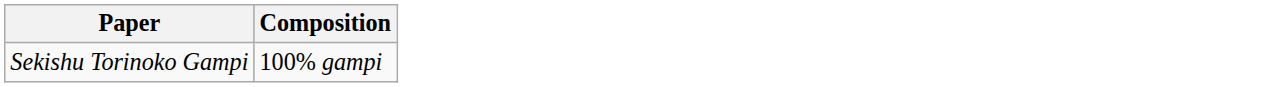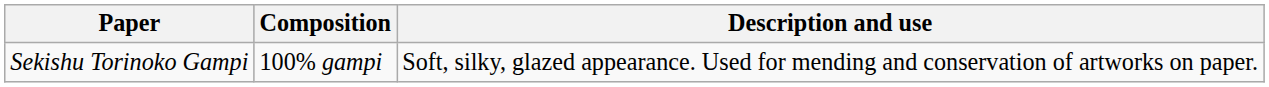+ column: (830, 23)
